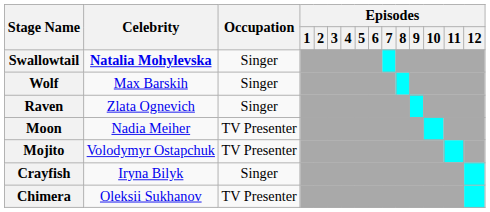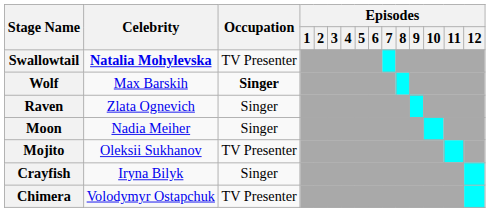(259, 60) Singer -> (259, 60) TV Presenter
(259, 83) normal -> (259, 83) bold
(259, 128) TV Presenter -> (259, 128) Singer
(151, 151) Volodymyr Ostapchuk -> (151, 151) Oleksii Sukhanov
(151, 196) Oleksii Sukhanov -> (151, 196) Volodymyr Ostapchuk
